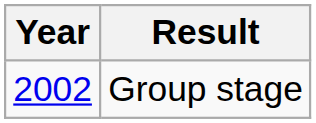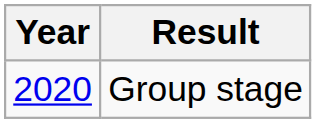(53, 88) 2002 -> (53, 88) 2020
